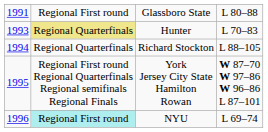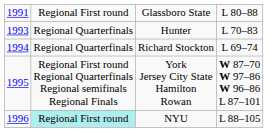(83, 30) khaki background -> (83, 30) no background
(240, 47) L 88–105 -> (240, 47) L 69–74
(240, 118) L 69–74 -> (240, 118) L 88–105
